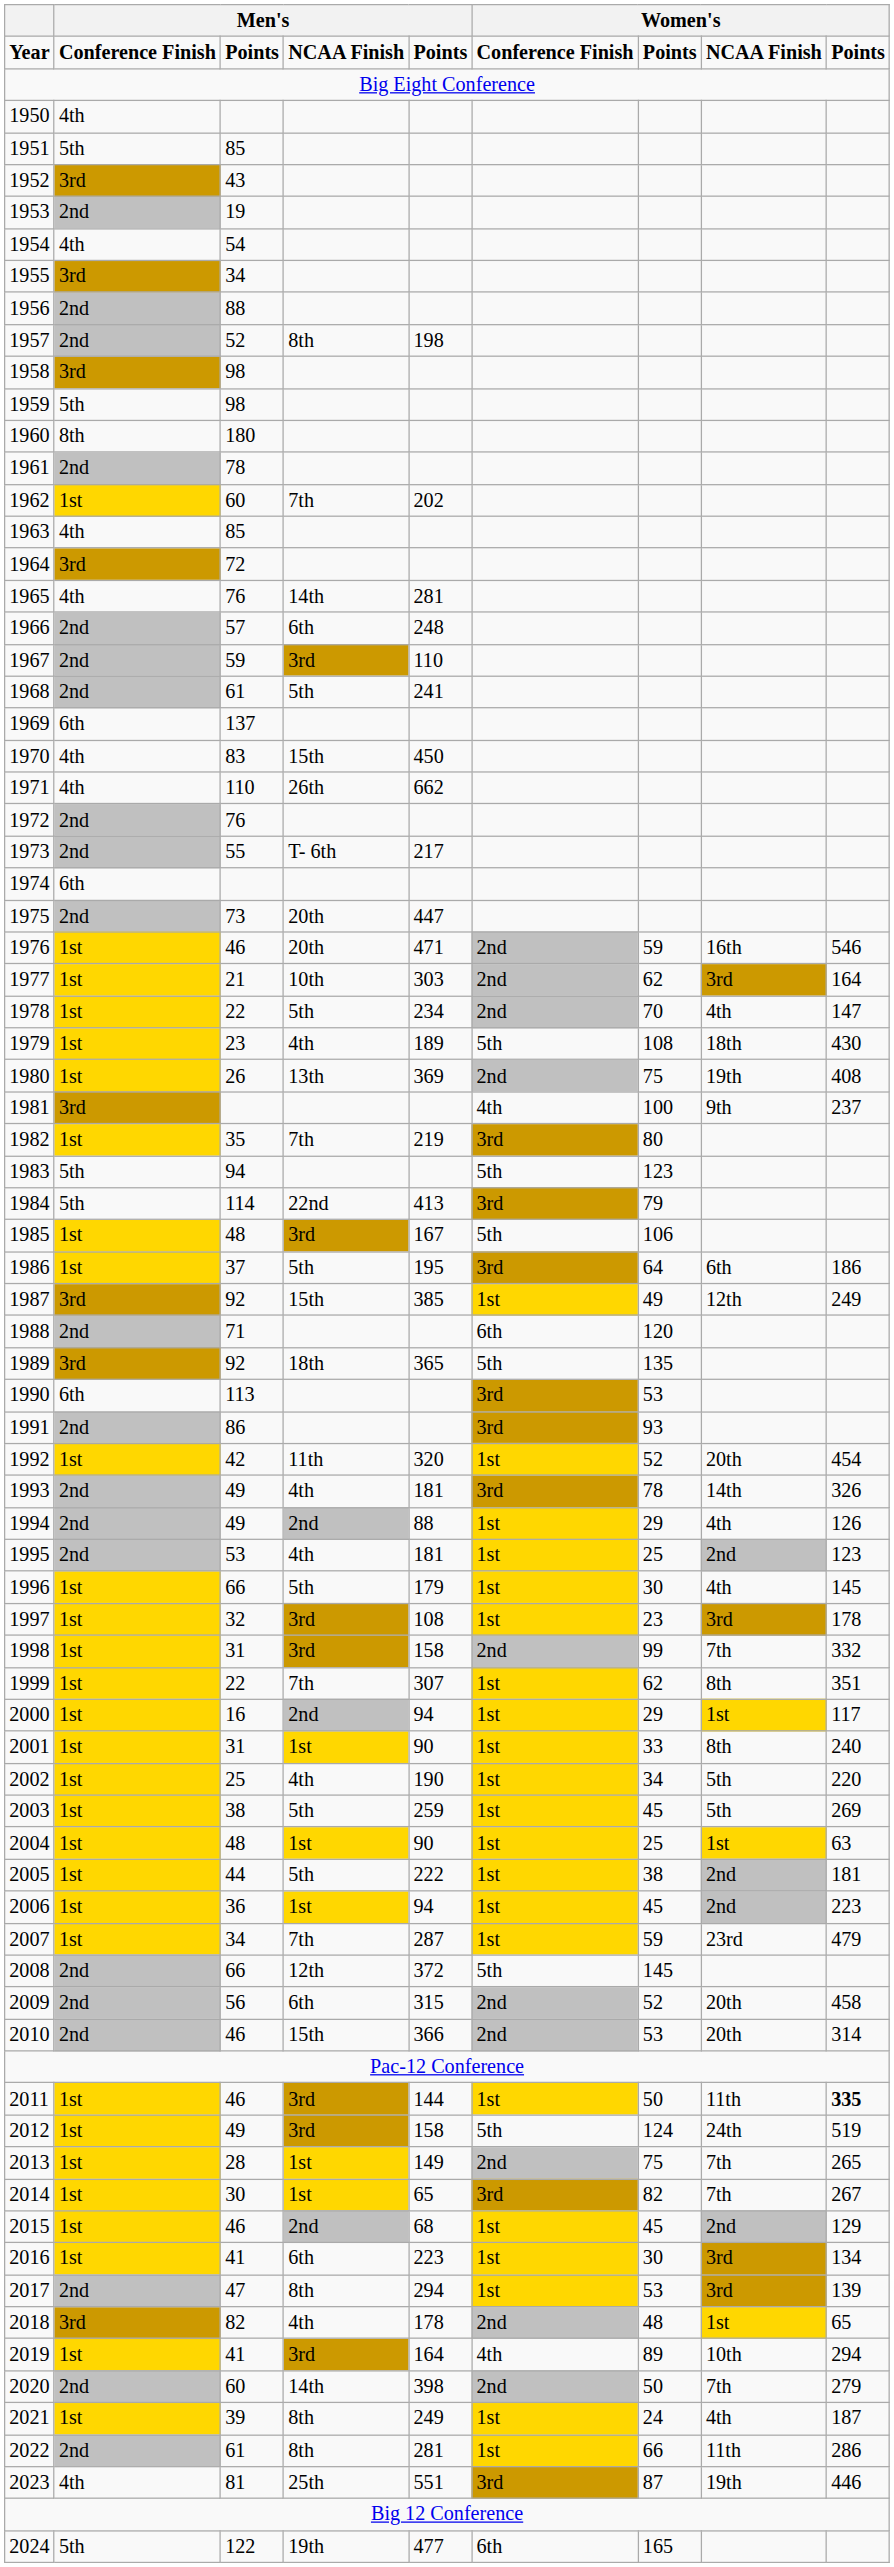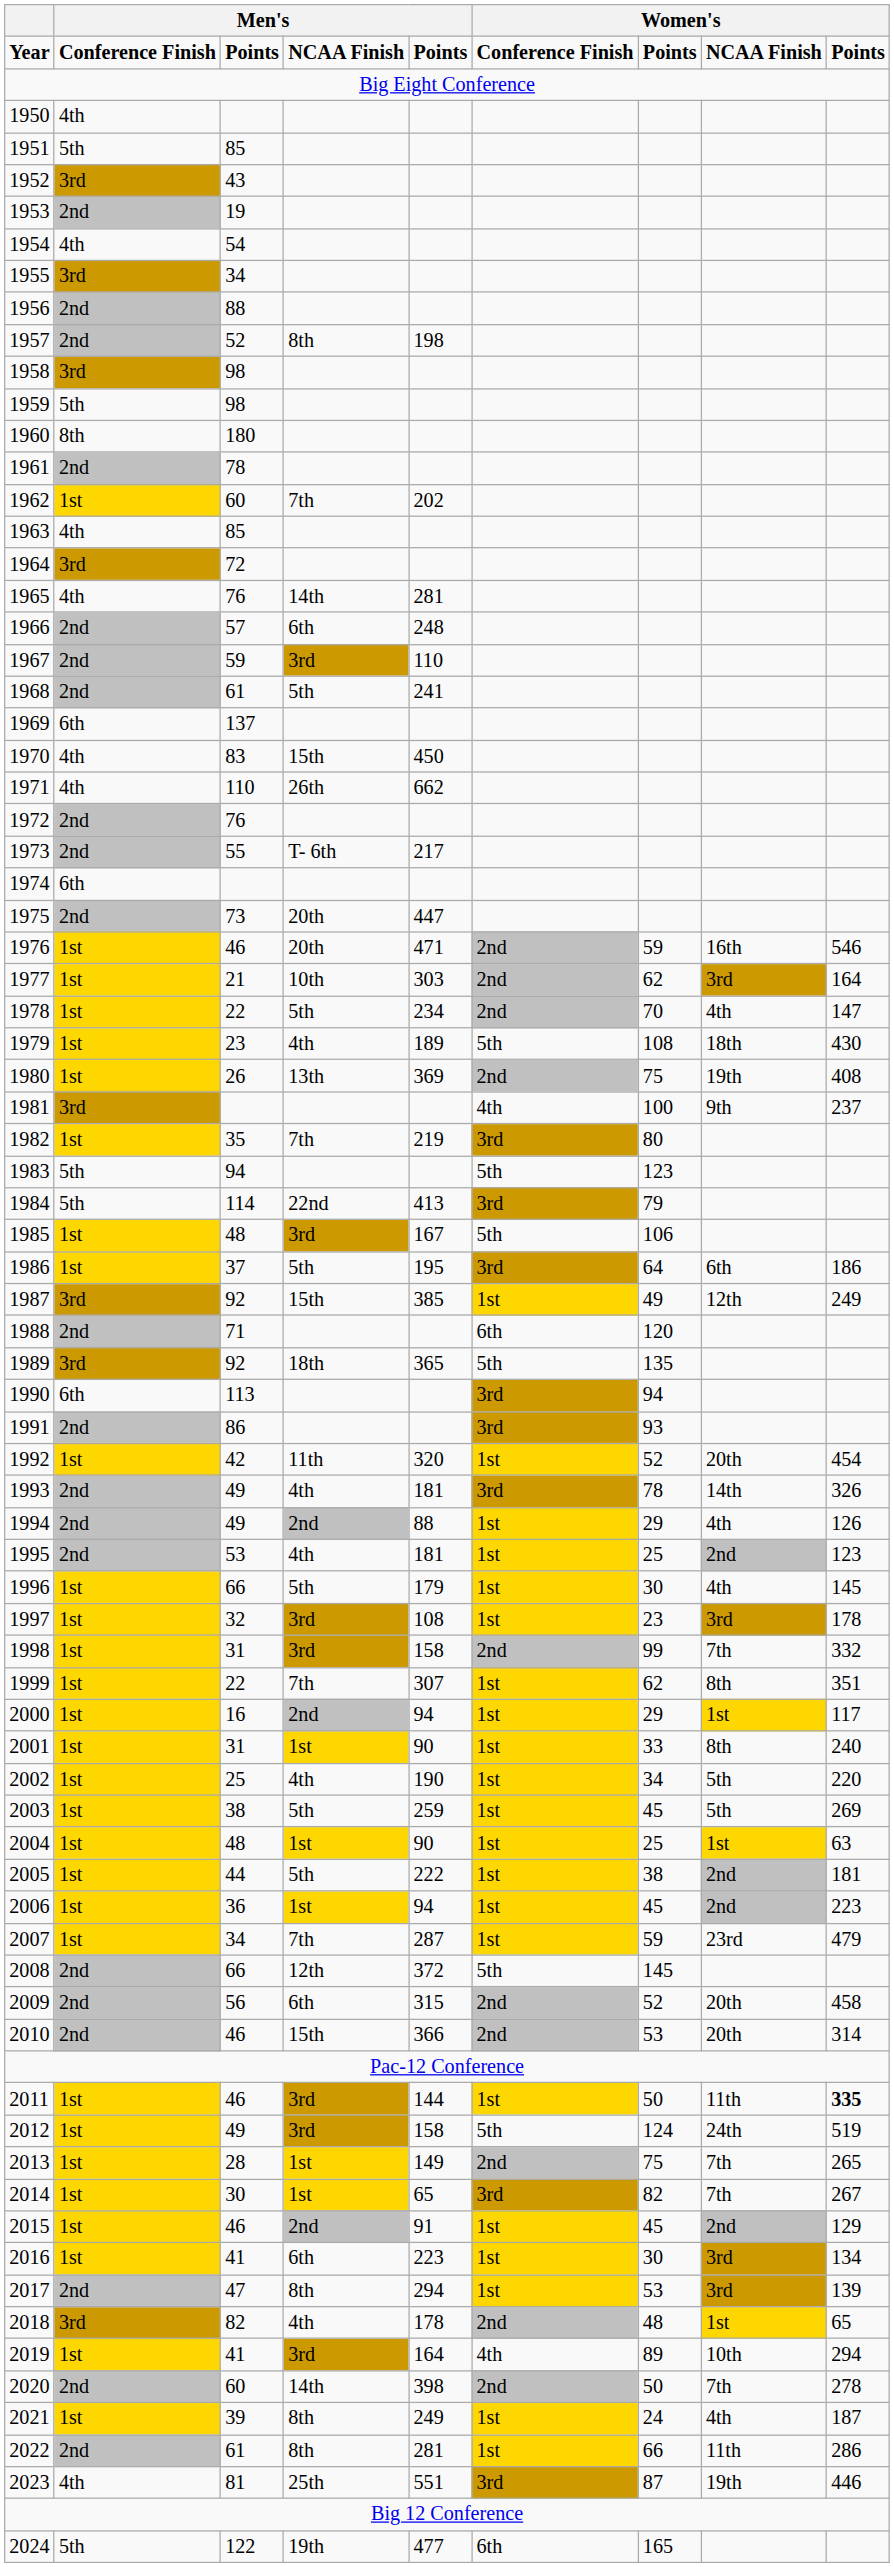(653, 1395) 53 -> (653, 1395) 94
(424, 2226) 68 -> (424, 2226) 91
(846, 2386) 279 -> (846, 2386) 278
